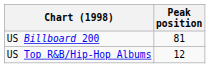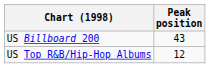(179, 39) 81 -> (179, 39) 43
